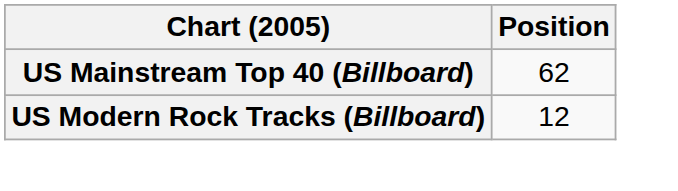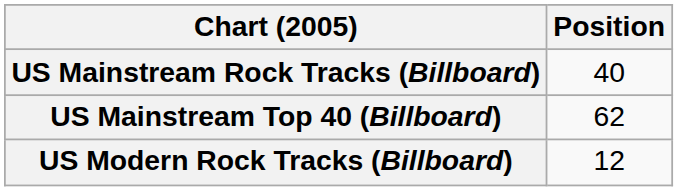+ row: (276, 71)
